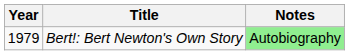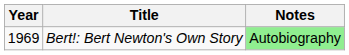(24, 38) 1979 -> (24, 38) 1969
